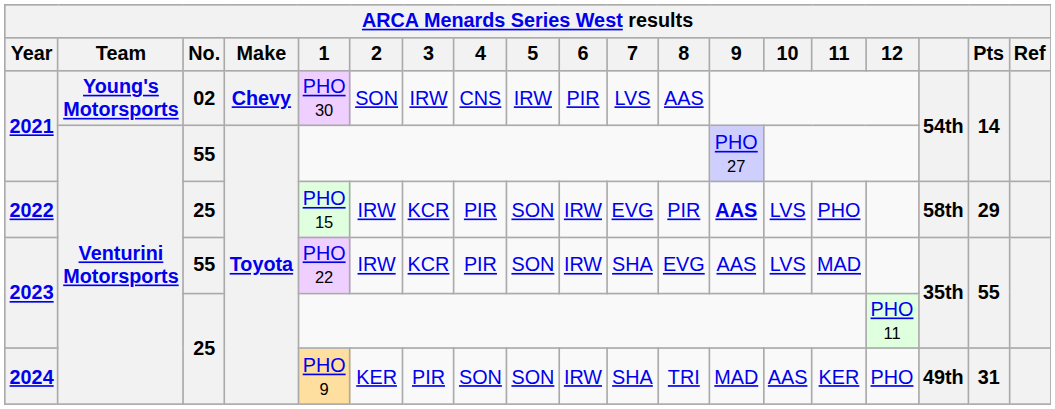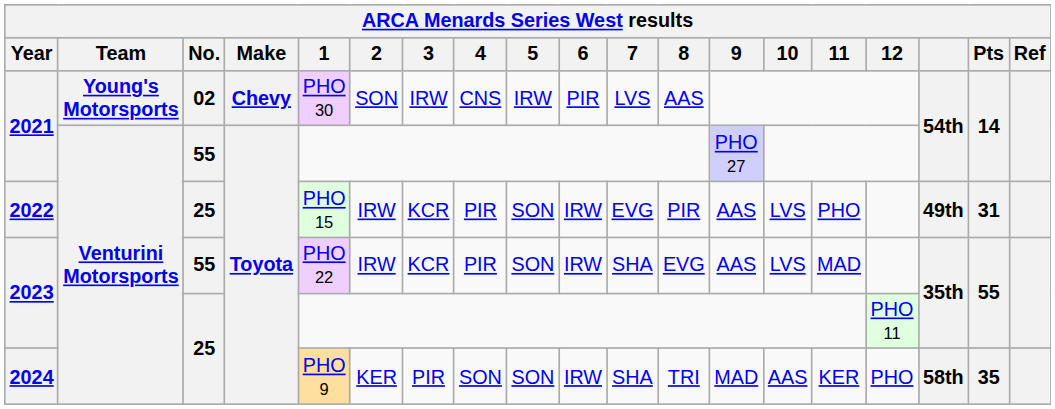(736, 209) bold -> (736, 209) normal
(943, 209) 58th -> (943, 209) 49th
(989, 209) 29 -> (989, 209) 31
(943, 377) 49th -> (943, 377) 58th
(989, 377) 31 -> (989, 377) 35
